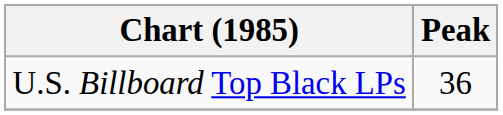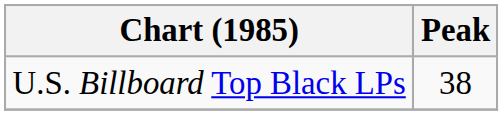(456, 82) 36 -> (456, 82) 38
